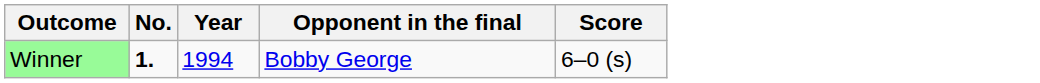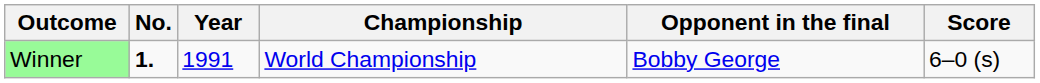+ column: (443, 22)
(208, 58) 1994 -> (208, 58) 1991
